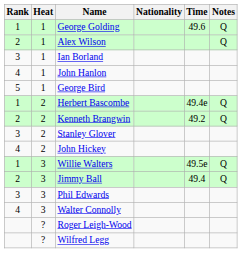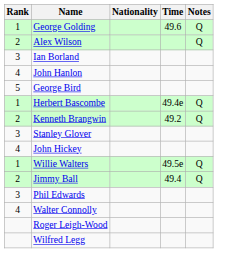- column: (43, 12)
